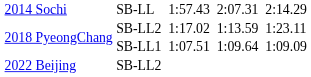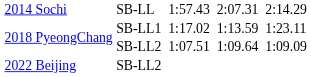(139, 28) SB-LL2 -> (139, 28) SB-LL1
(139, 47) SB-LL1 -> (139, 47) SB-LL2
